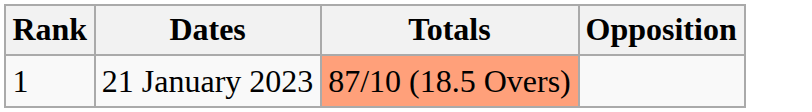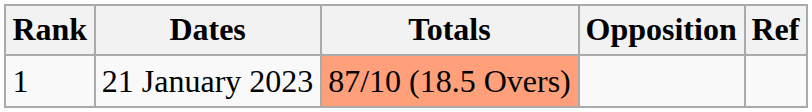+ column: (775, 29)
